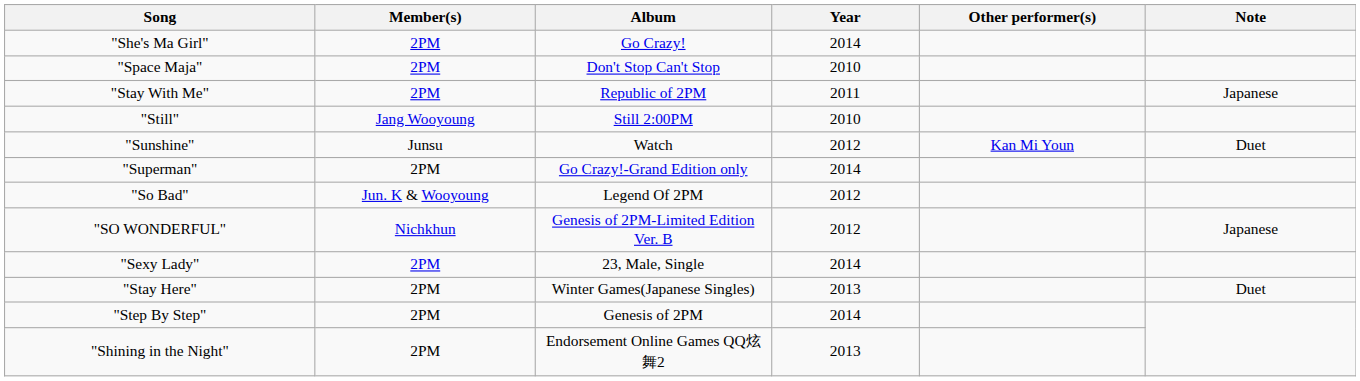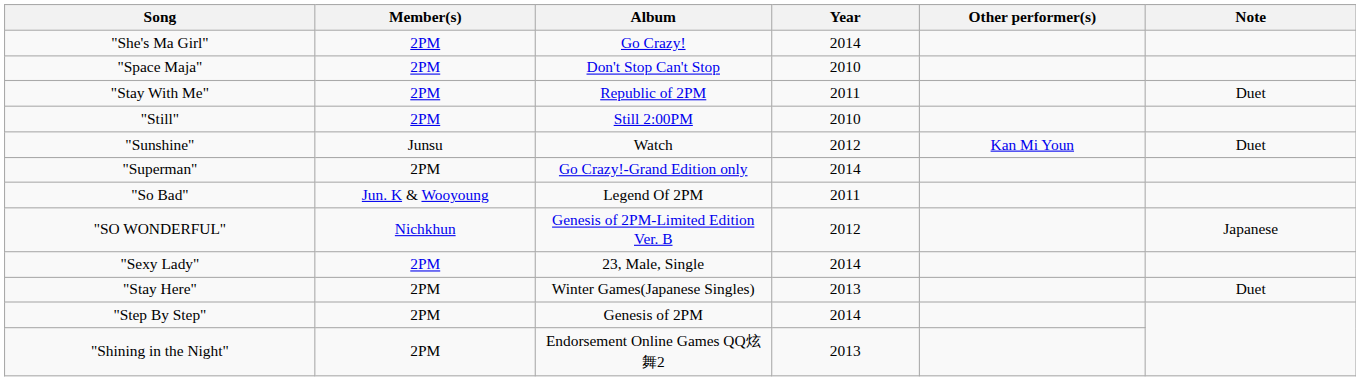(1251, 93) Japanese -> (1251, 93) Duet
(425, 118) Jang Wooyoung -> (425, 118) 2PM
(845, 195) 2012 -> (845, 195) 2011
